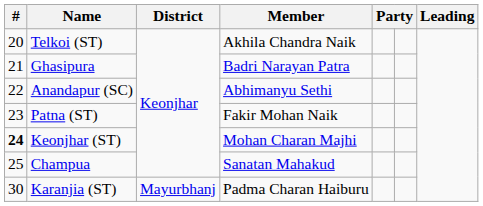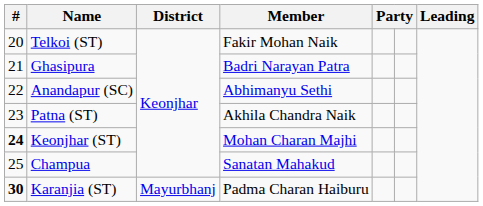(289, 41) Akhila Chandra Naik -> (280, 41) Fakir Mohan Naik
(280, 115) Fakir Mohan Naik -> (289, 115) Akhila Chandra Naik
(16, 189) normal -> (16, 189) bold
